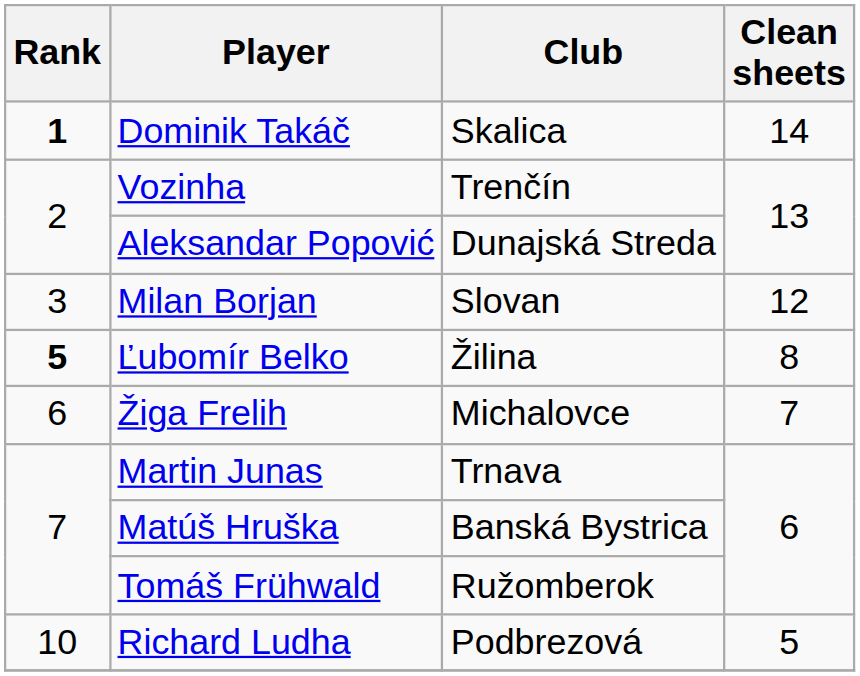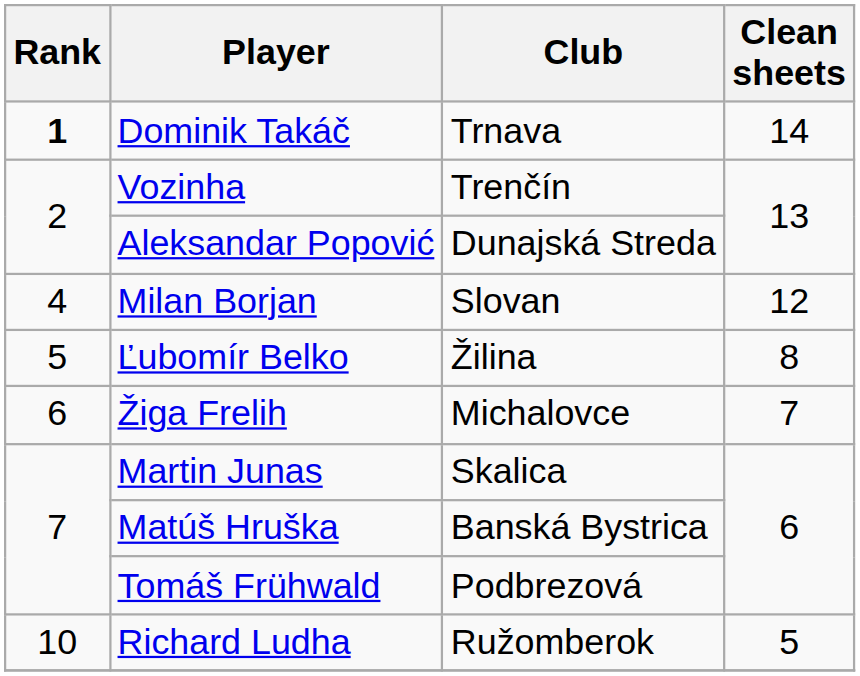(509, 130) Skalica -> (506, 130) Trnava
(57, 300) 3 -> (57, 300) 4
(57, 357) bold -> (57, 357) normal
(506, 471) Trnava -> (509, 471) Skalica
(552, 584) Ružomberok -> (546, 584) Podbrezová
(546, 641) Podbrezová -> (552, 641) Ružomberok
